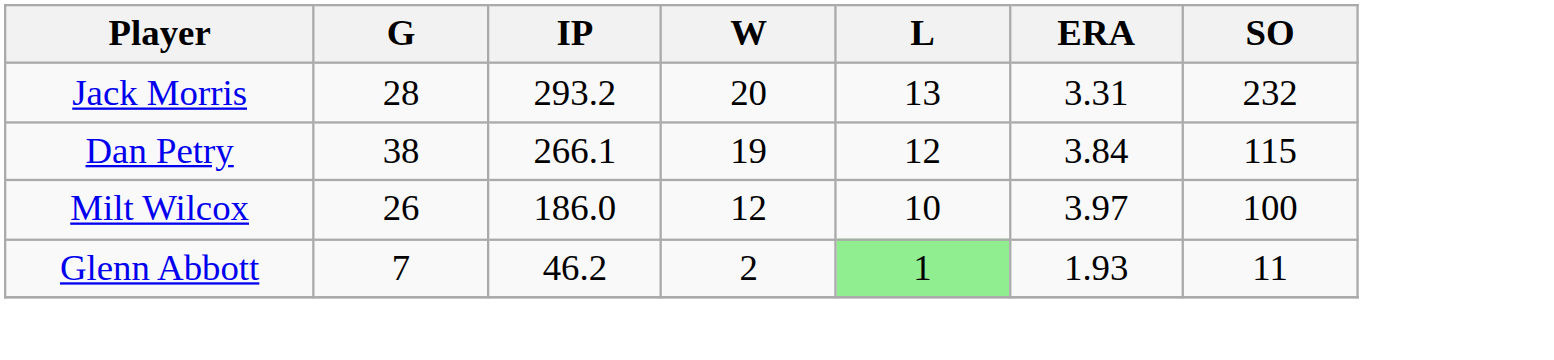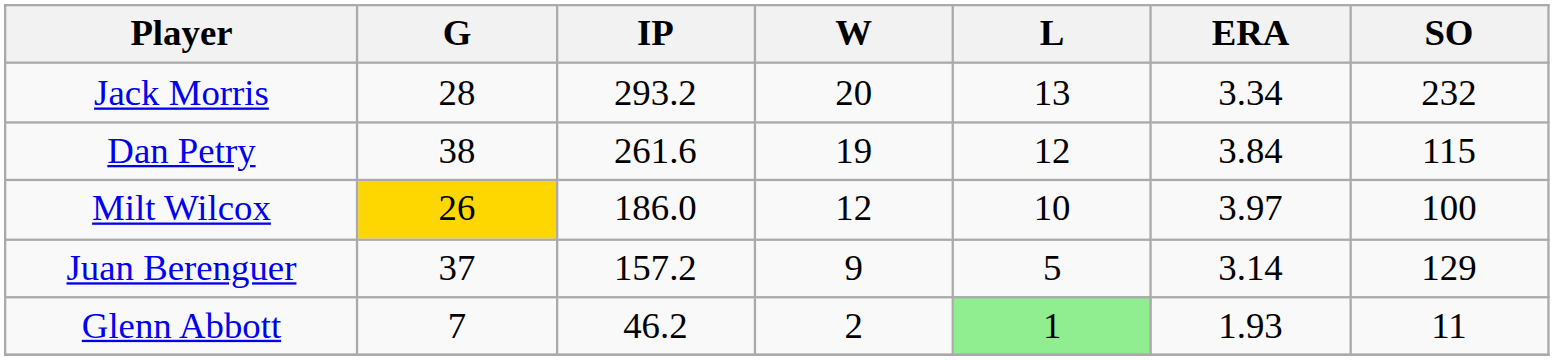(1096, 92) 3.31 -> (1250, 92) 3.34
(575, 150) 266.1 -> (655, 150) 261.6
(401, 208) no background -> (457, 208) gold background
+ row: (181, 267)
